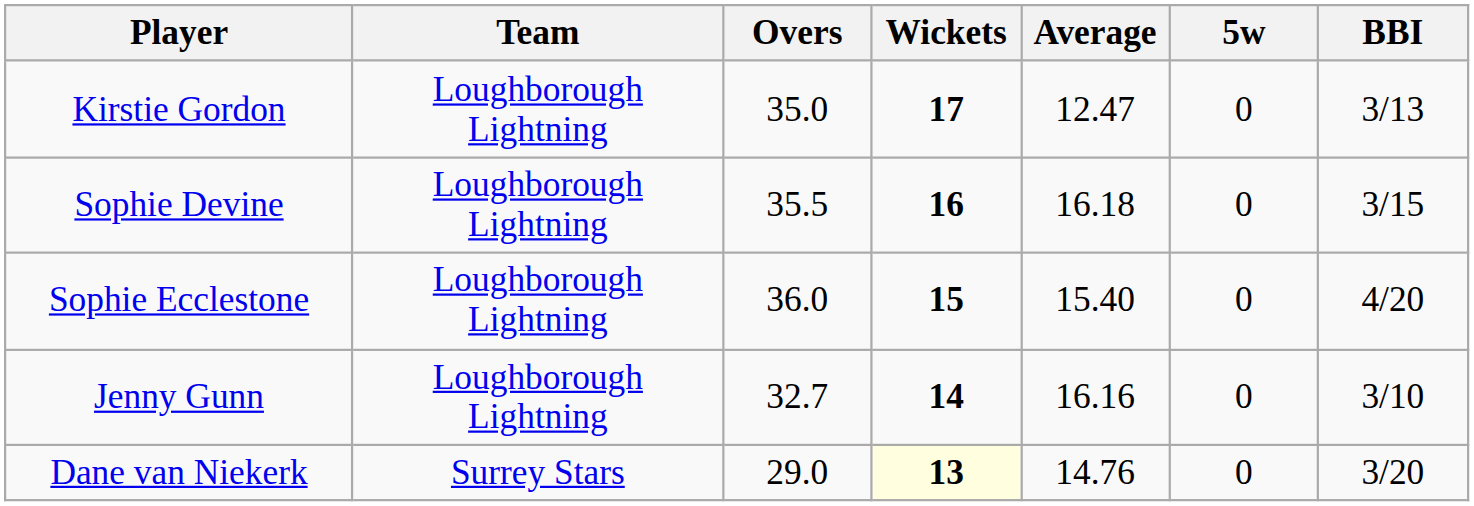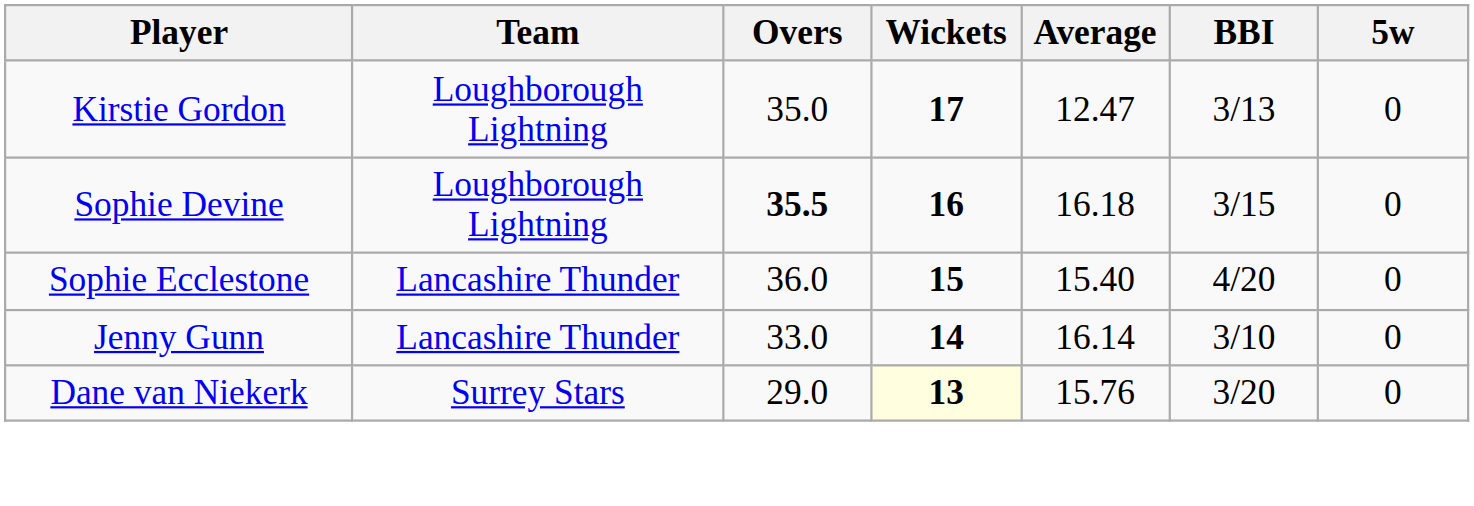columns swapped: (1393, 32) <-> (1244, 32)
(797, 204) normal -> (797, 204) bold
(538, 300) Loughborough Lightning -> (538, 280) Lancashire Thunder
(538, 396) Loughborough Lightning -> (538, 336) Lancashire Thunder
(797, 396) 32.7 -> (797, 336) 33.0
(1095, 396) 16.16 -> (1095, 336) 16.14
(1095, 472) 14.76 -> (1095, 392) 15.76
